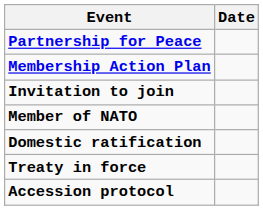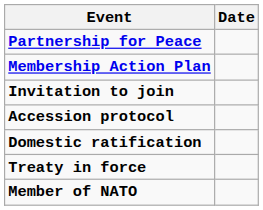rows swapped: (91, 192) <-> (73, 117)
